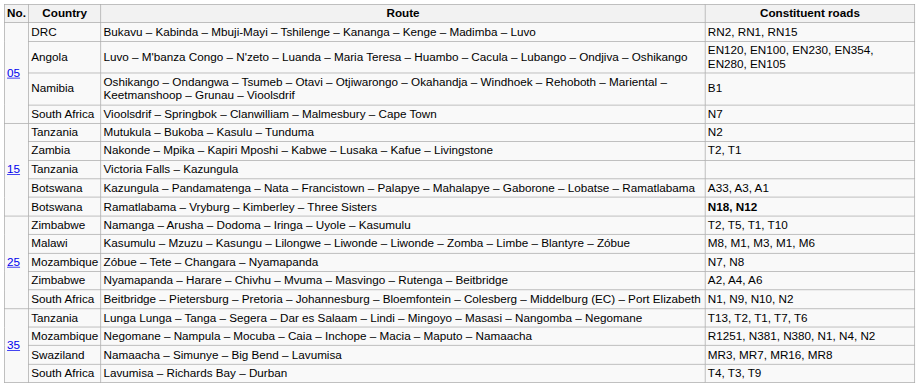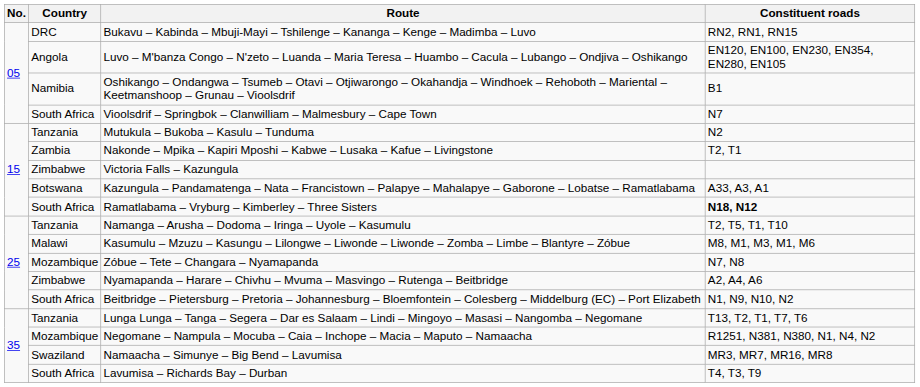(55, 169) Tanzania -> (58, 169) Zimbabwe
(57, 206) Botswana -> (63, 206) South Africa
(58, 225) Zimbabwe -> (55, 225) Tanzania
